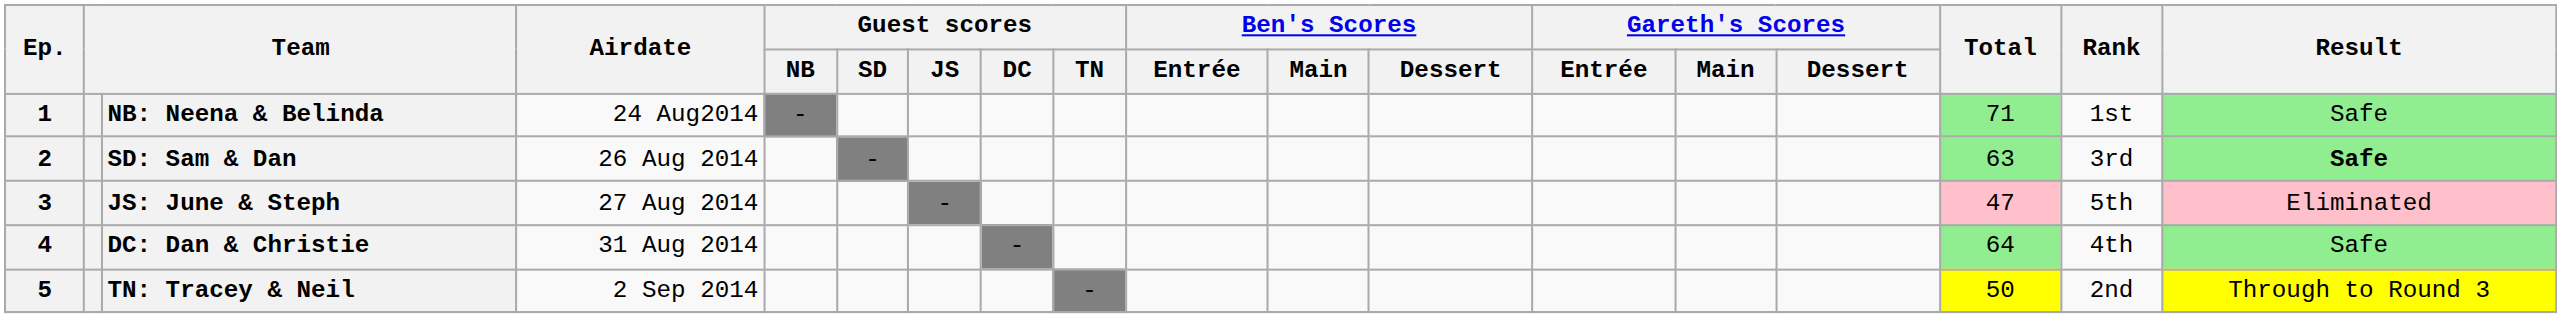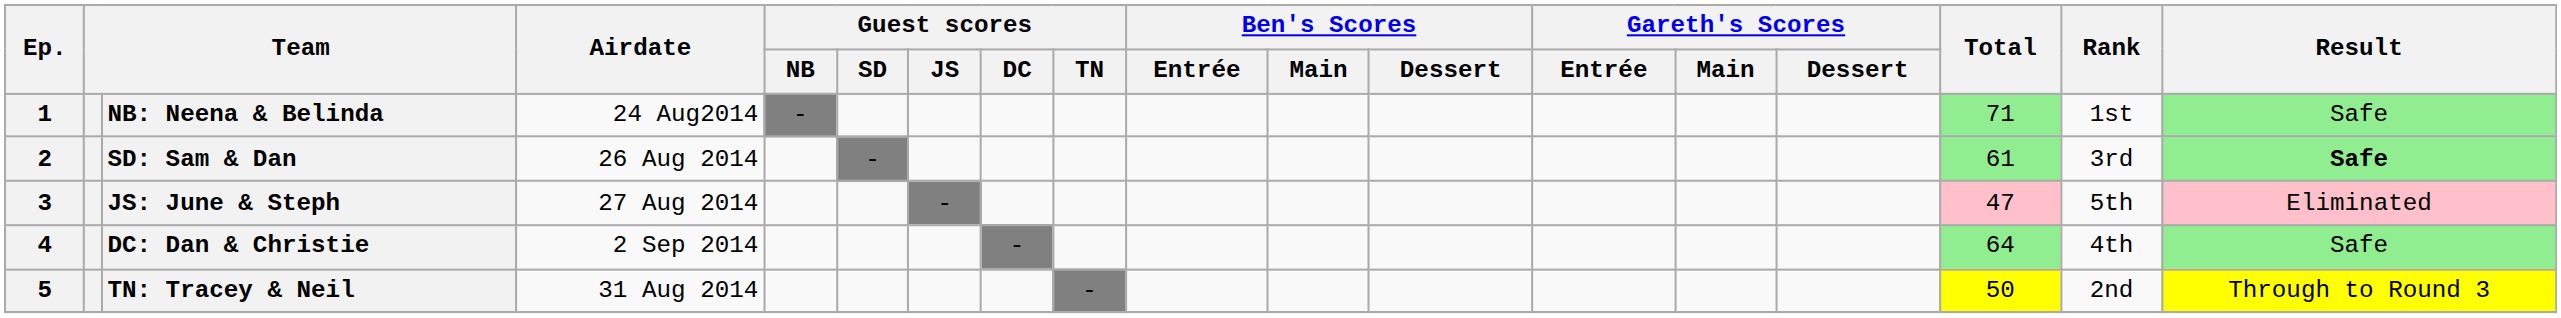(2000, 159) 63 -> (2000, 159) 61
(678, 247) 31 Aug 2014 -> (686, 247) 2 Sep 2014
(686, 291) 2 Sep 2014 -> (678, 291) 31 Aug 2014
